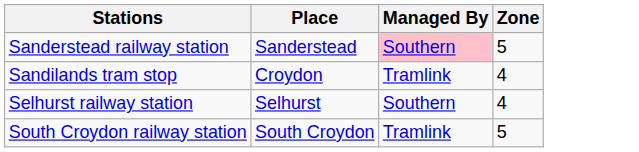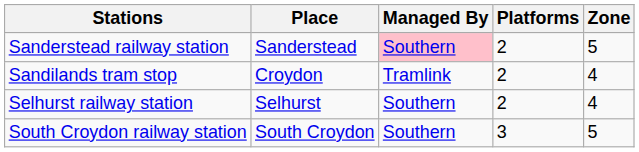+ column: (538, 18)
(417, 132) Tramlink -> (419, 132) Southern
